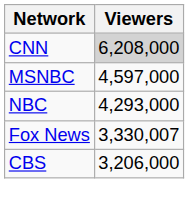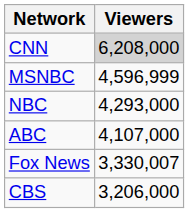(139, 76) 4,597,000 -> (139, 76) 4,596,999
+ row: (28, 134)
